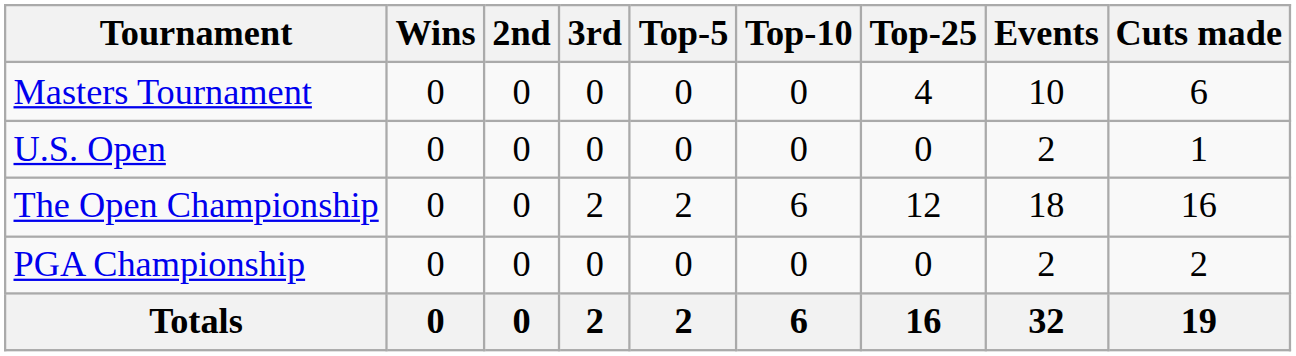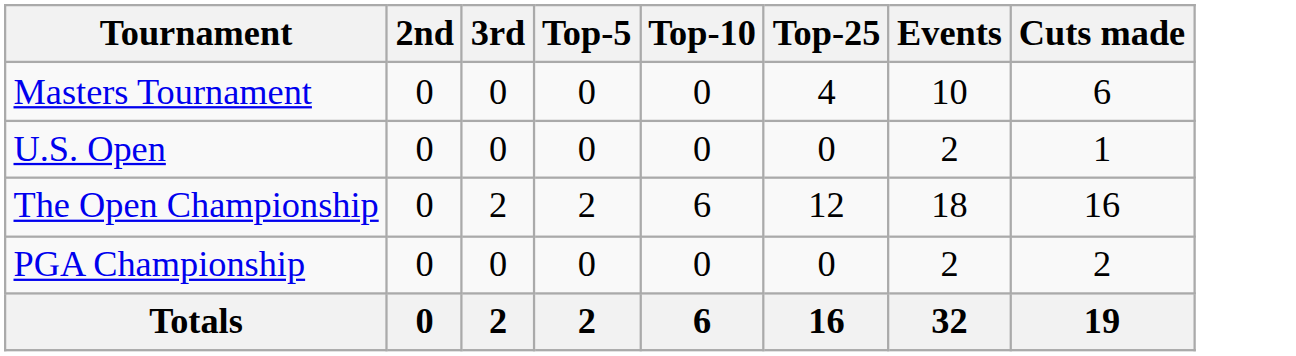- column: (435, 33)
